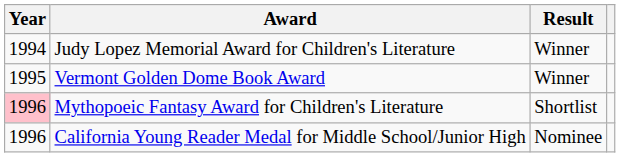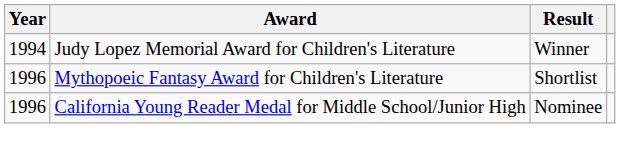- row: (190, 78)
(27, 107) pink background -> (27, 78) no background
